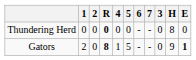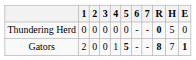columns swapped: (160, 13) <-> (106, 13)
(172, 30) 8 -> (172, 30) 5
(128, 47) normal -> (126, 47) bold
(172, 47) 9 -> (172, 47) 7
